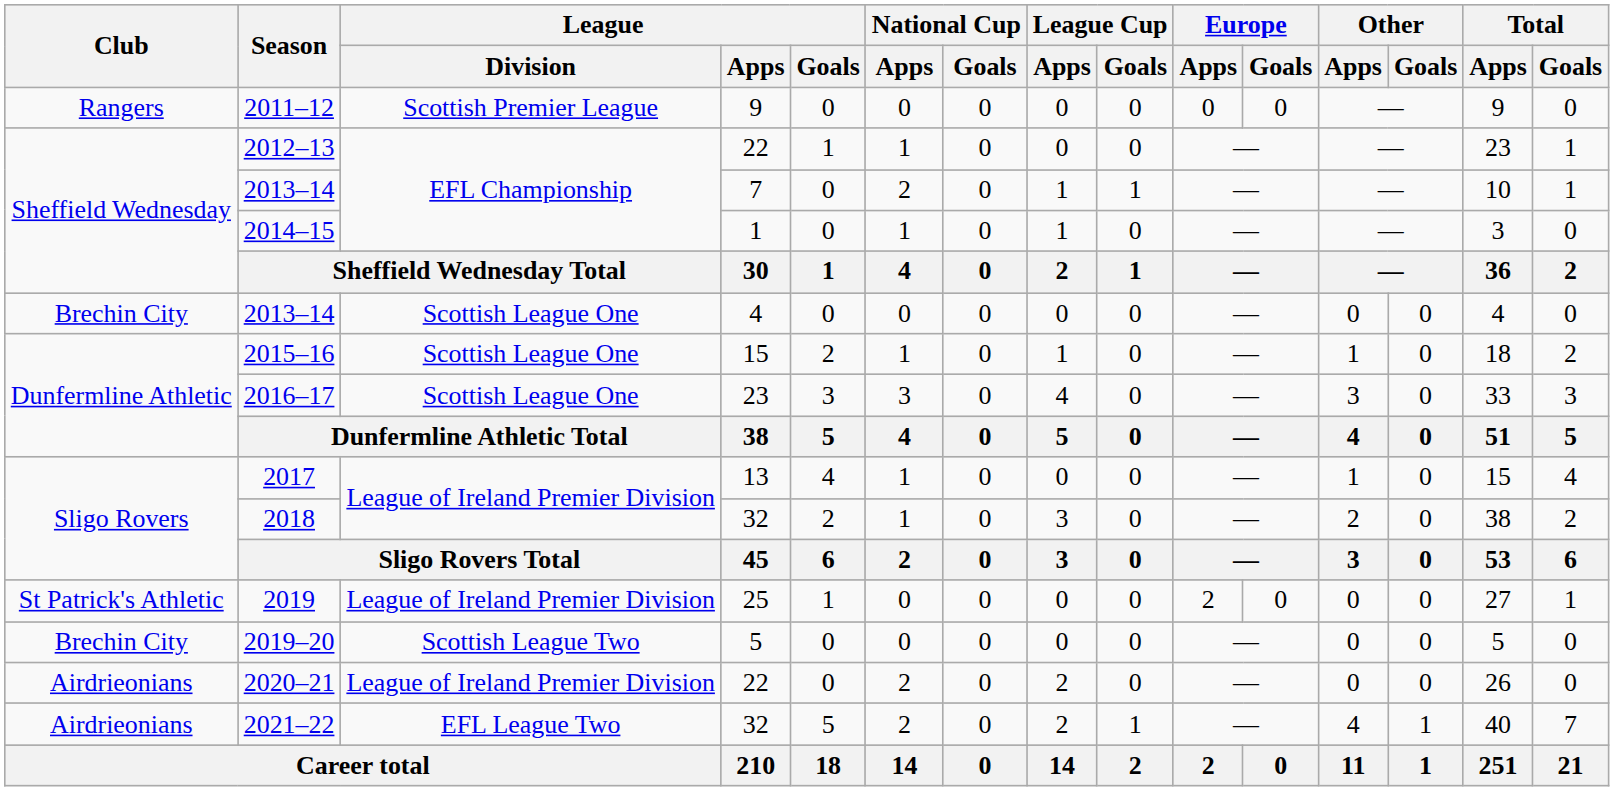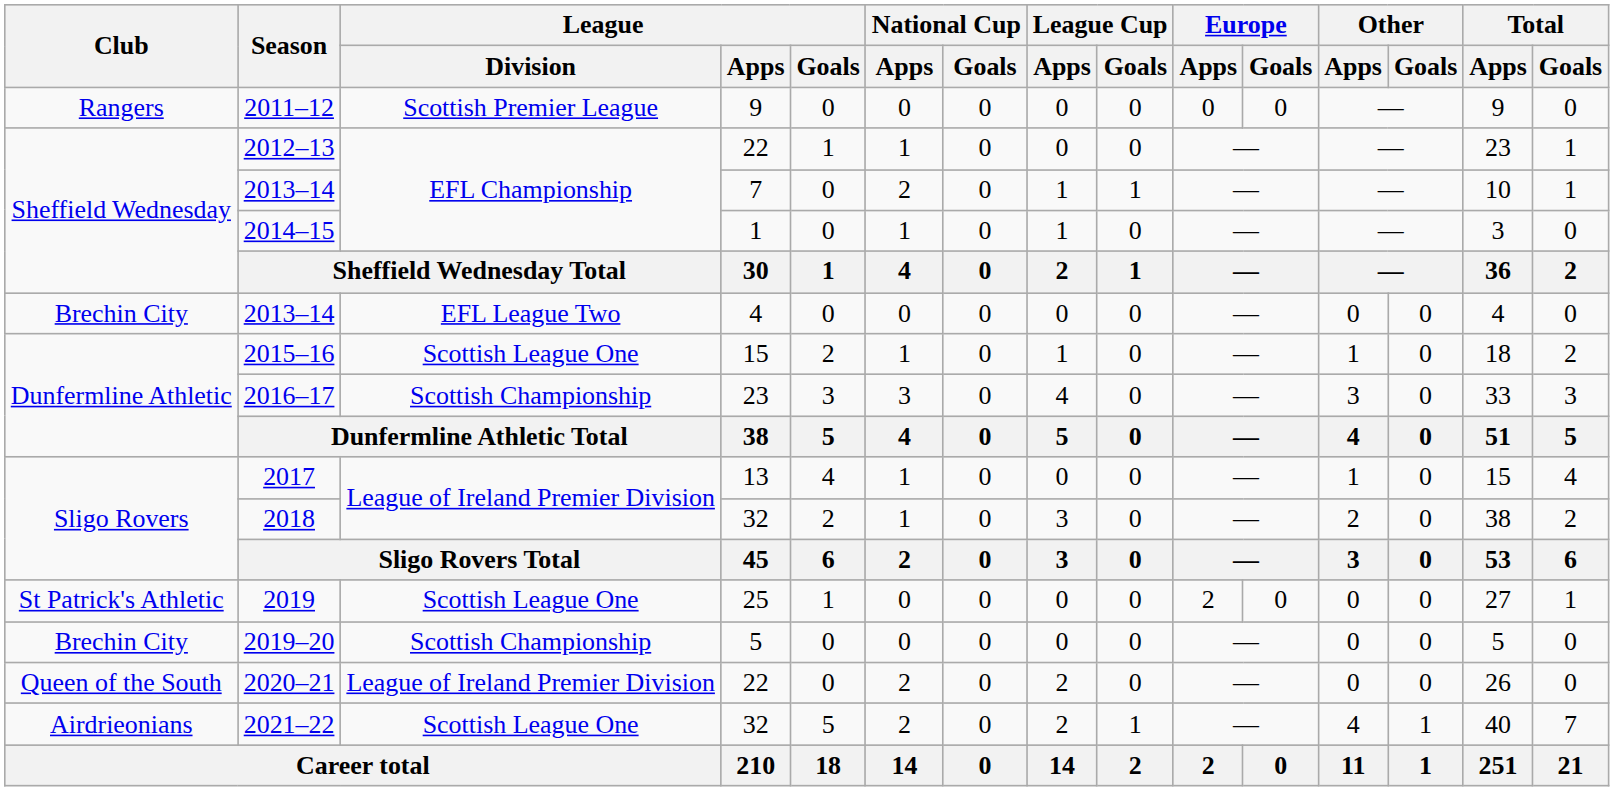(531, 312) Scottish League One -> (531, 312) EFL League Two
(531, 395) Scottish League One -> (531, 395) Scottish Championship
(531, 600) League of Ireland Premier Division -> (531, 600) Scottish League One
(531, 641) Scottish League Two -> (531, 641) Scottish Championship
(121, 682) Airdrieonians -> (121, 682) Queen of the South
(531, 723) EFL League Two -> (531, 723) Scottish League One
